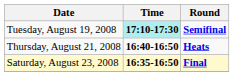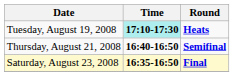(205, 29) Semifinal -> (196, 29) Heats
(196, 46) Heats -> (205, 46) Semifinal
